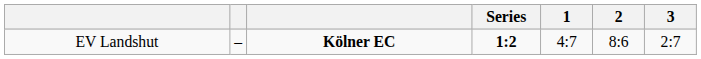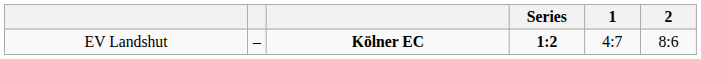- column: (671, 16)
